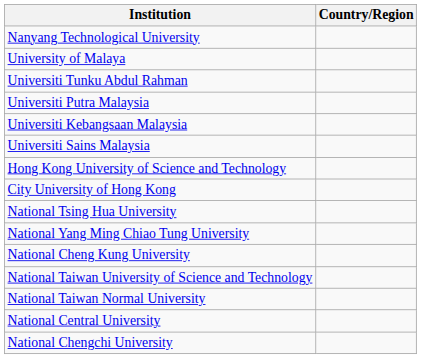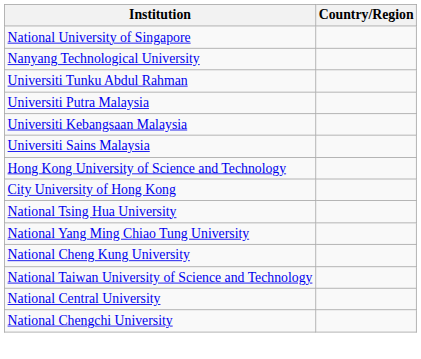+ row: (99, 37)
- row: (66, 59)
- row: (107, 299)
